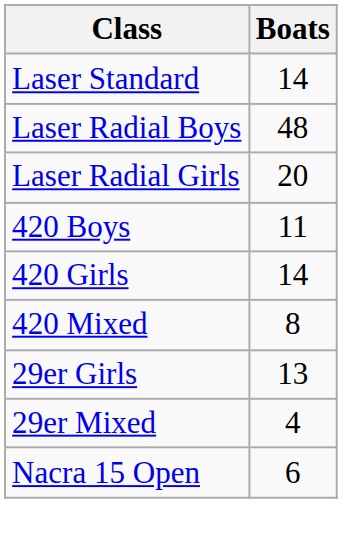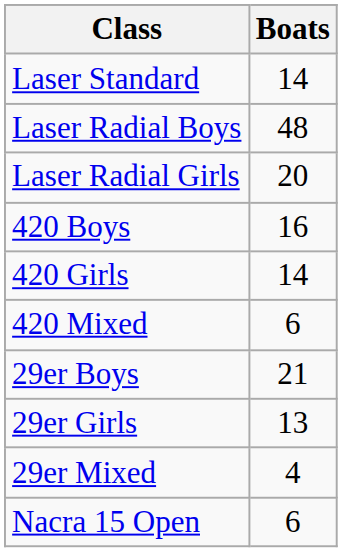(293, 226) 11 -> (293, 226) 16
(293, 324) 8 -> (293, 324) 6
+ row: (75, 373)
